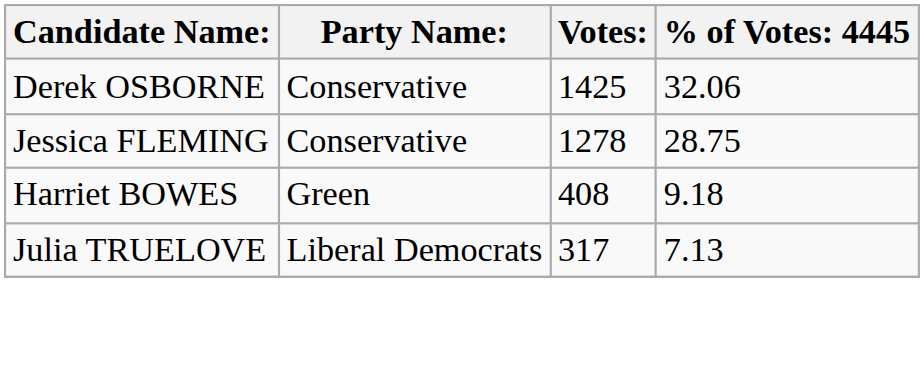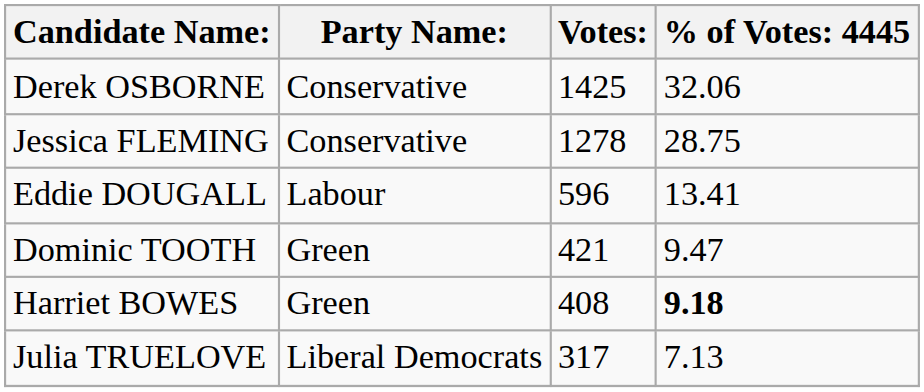+ row: (140, 194)
+ row: (135, 248)
(694, 194) normal -> (694, 303) bold
